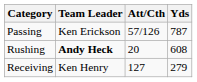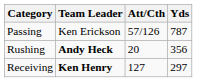(179, 49) 608 -> (179, 49) 356
(83, 67) normal -> (85, 67) bold
(179, 67) 279 -> (179, 67) 297
